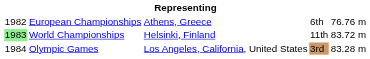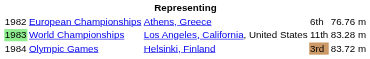(180, 35) Helsinki, Finland -> (226, 35) Los Angeles, California, United States
(348, 35) 83.72 m -> (348, 35) 83.28 m
(226, 48) Los Angeles, California, United States -> (180, 48) Helsinki, Finland
(348, 48) 83.28 m -> (348, 48) 83.72 m
